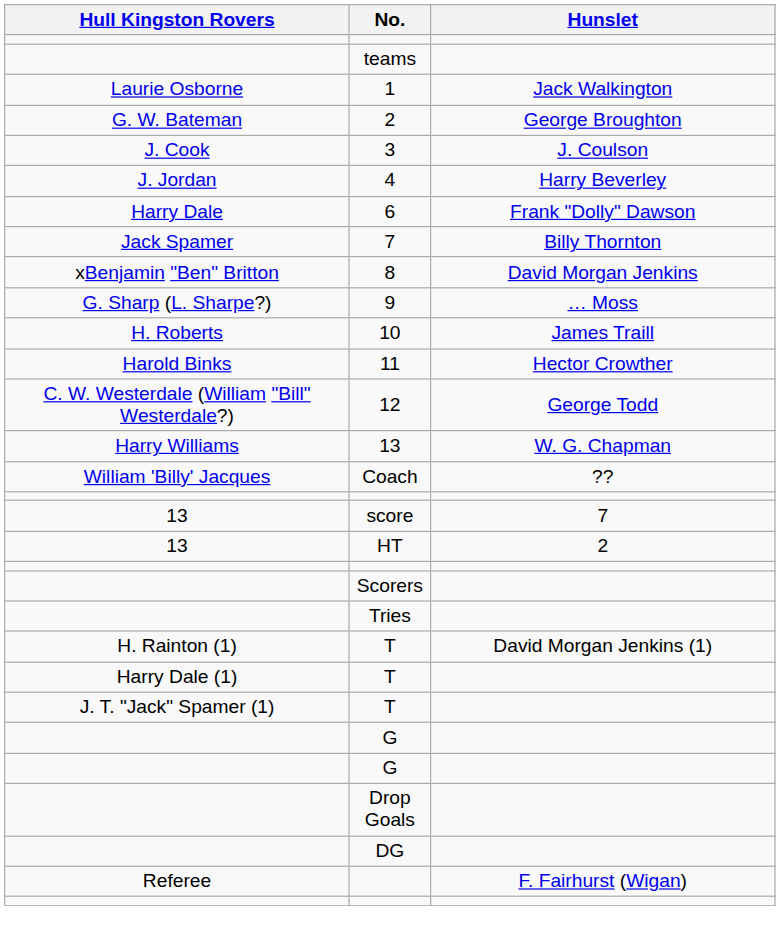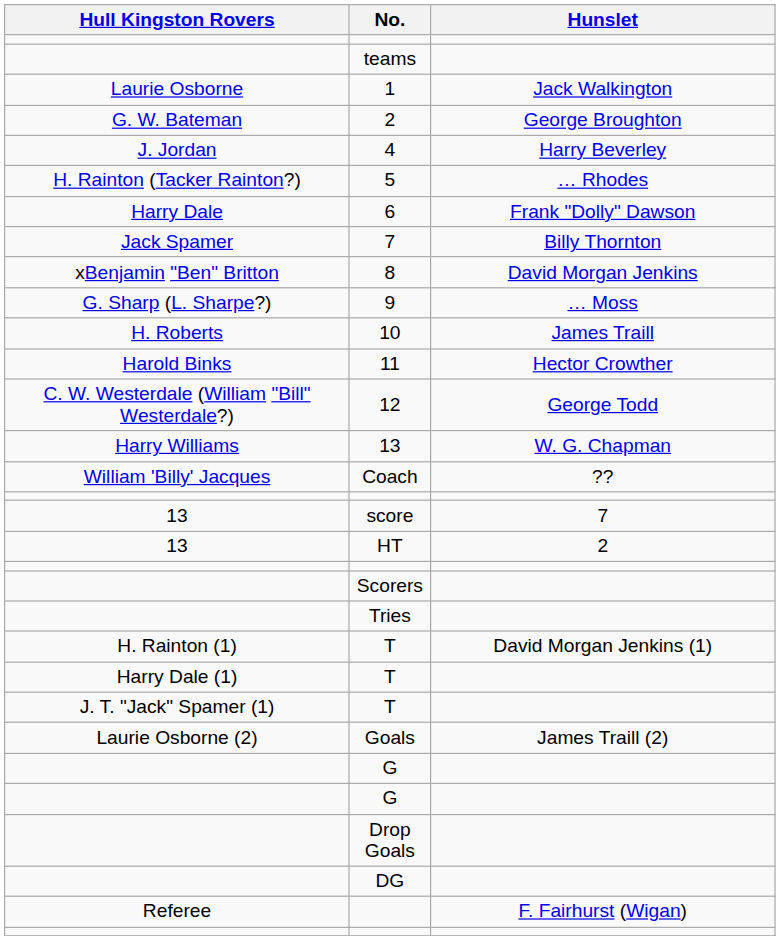- row: (177, 150)
+ row: (177, 180)
+ row: (177, 737)
